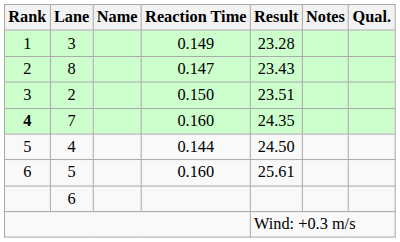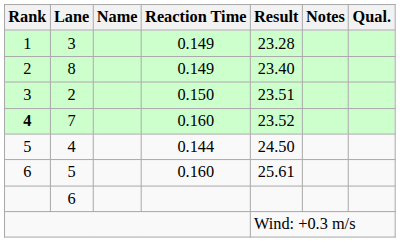(196, 69) 0.147 -> (196, 69) 0.149
(276, 69) 23.43 -> (276, 69) 23.40
(276, 120) 24.35 -> (276, 120) 23.52
